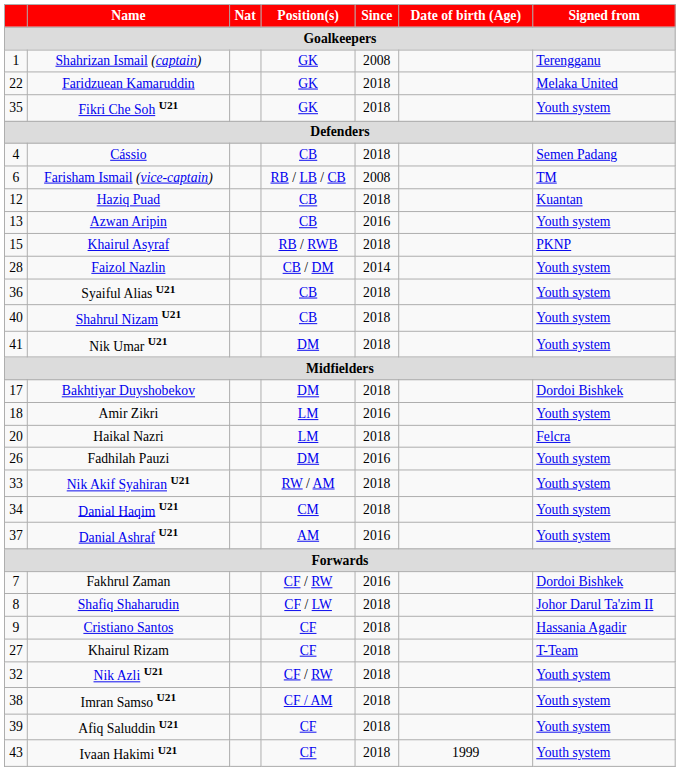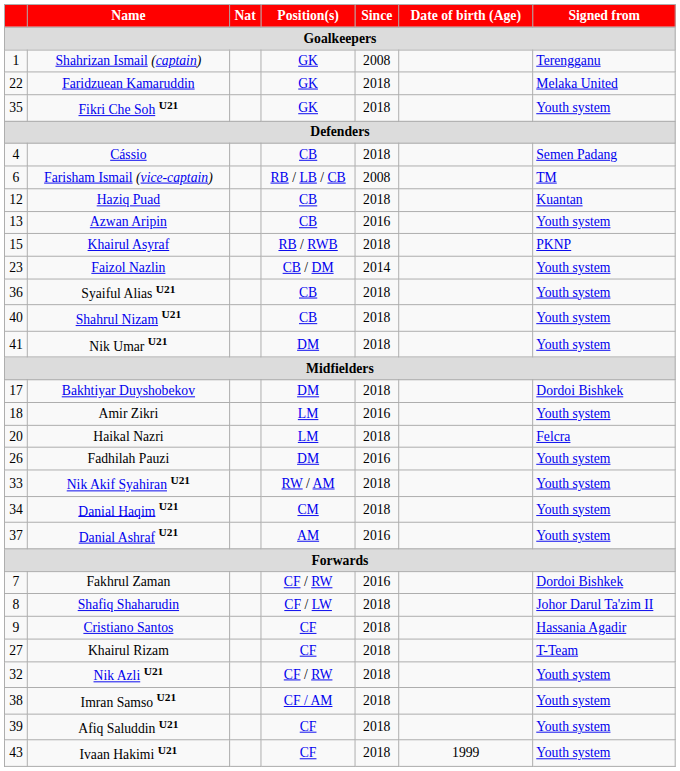(16, 267) 28 -> (16, 267) 23
